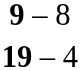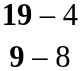rows swapped: (40, 57) <-> (40, 15)
